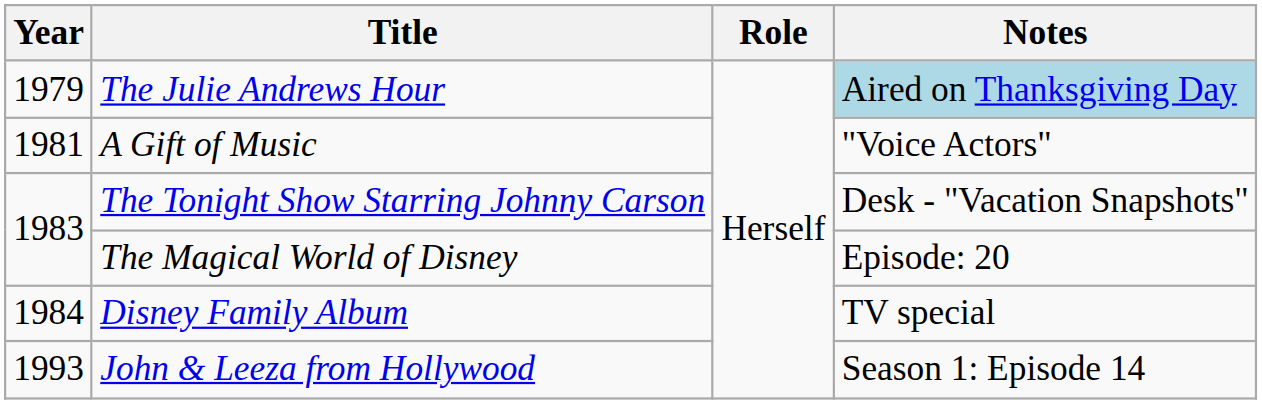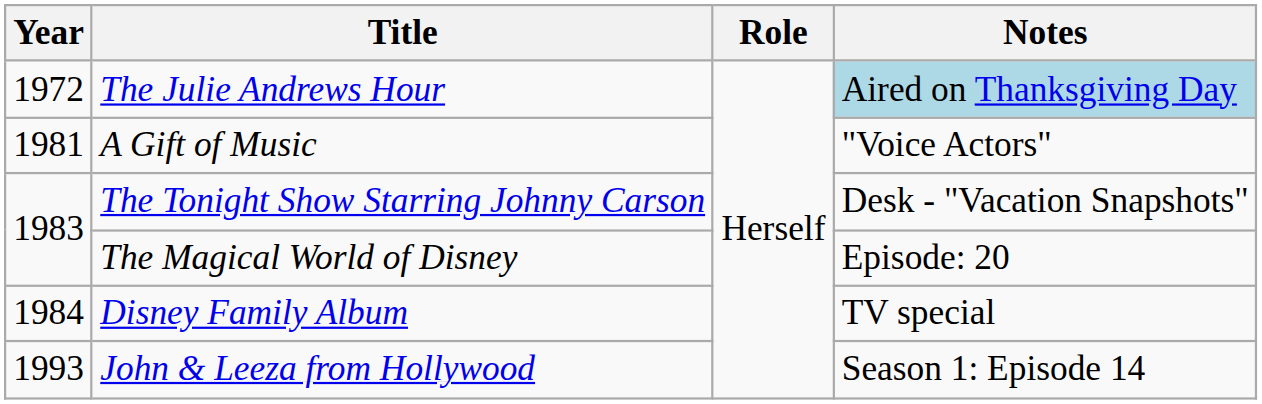(49, 88) 1979 -> (49, 88) 1972
